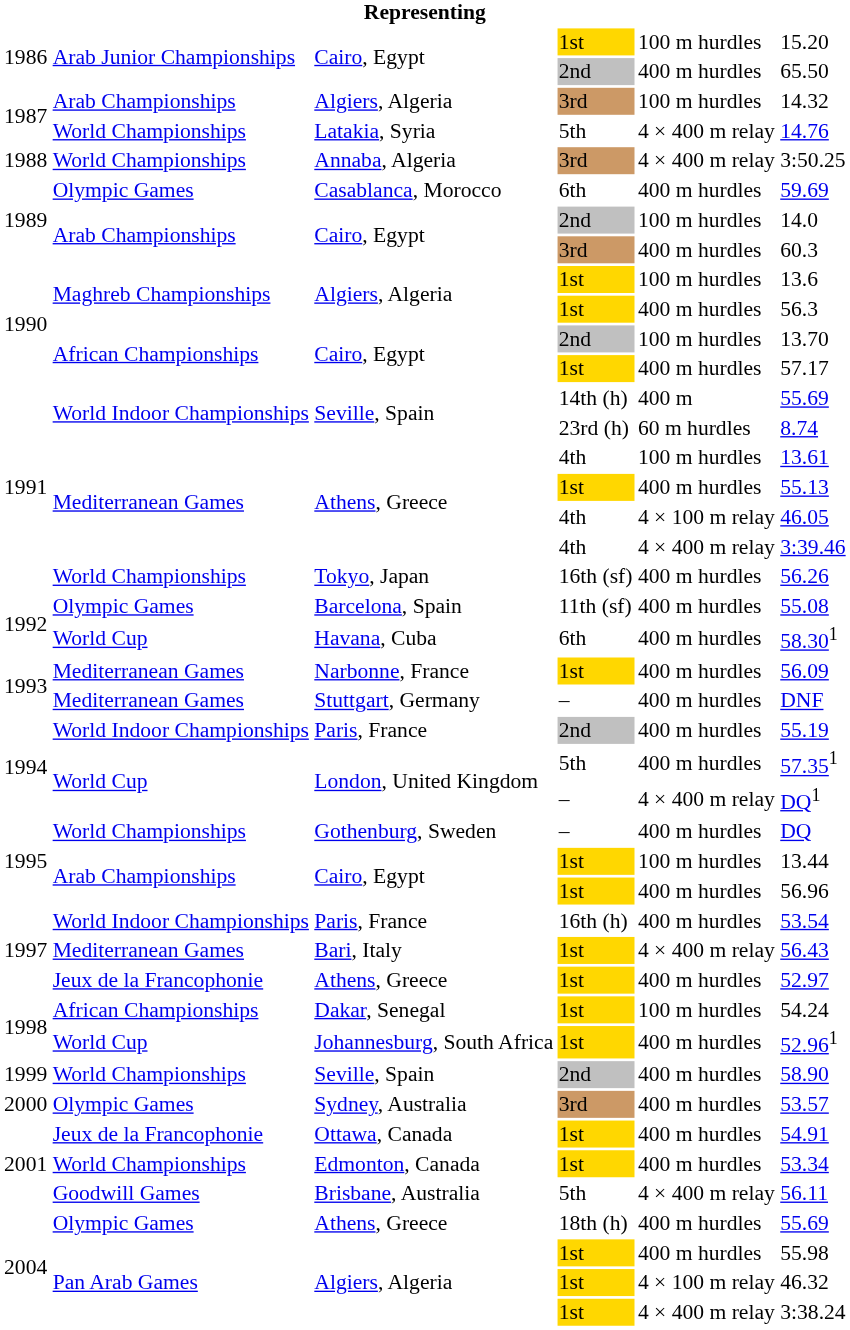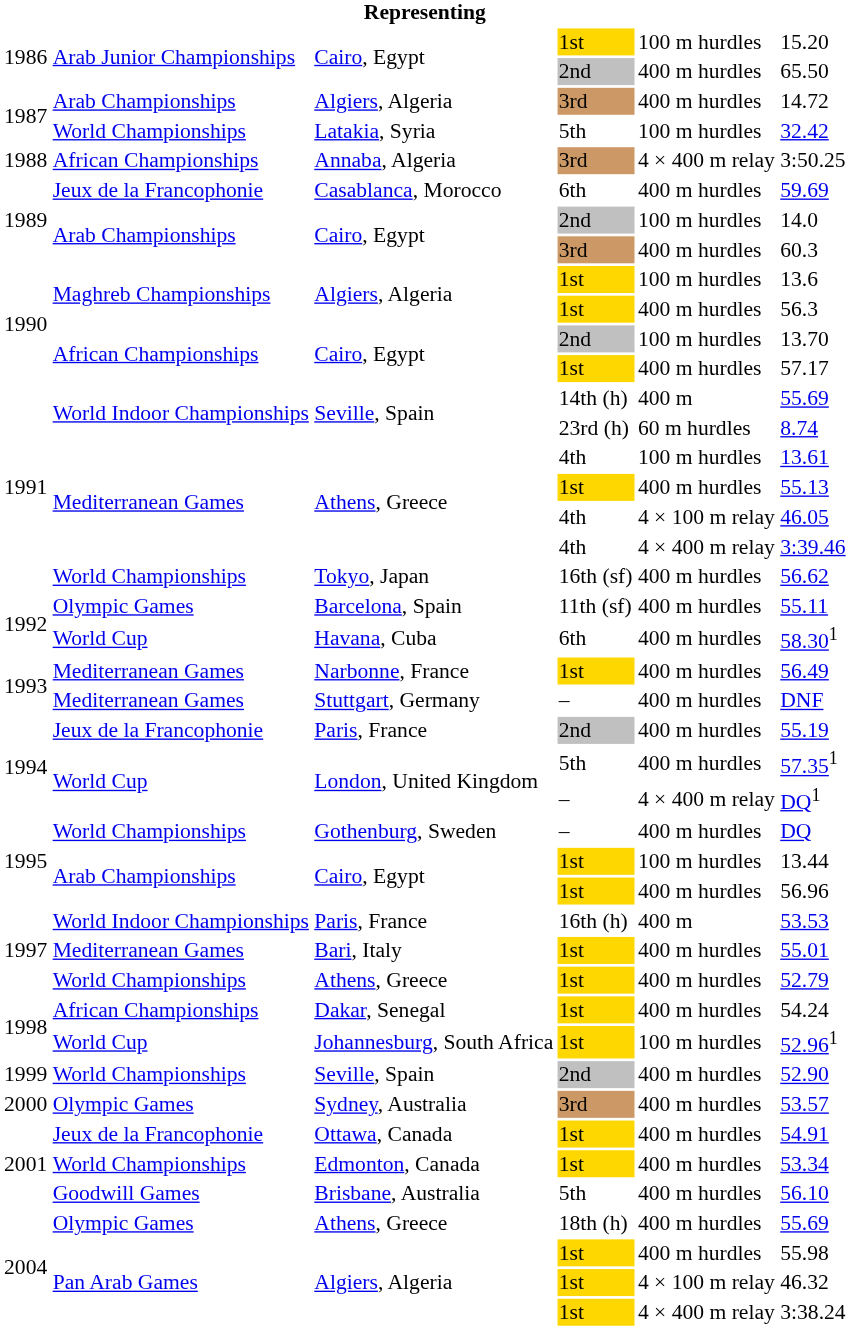(700, 101) 100 m hurdles -> (700, 101) 400 m hurdles
(805, 101) 14.32 -> (805, 101) 14.72
(706, 130) 4 × 400 m relay -> (700, 130) 100 m hurdles
(805, 130) 14.76 -> (805, 130) 32.42
(149, 160) World Championships -> (156, 160) African Championships
(123, 190) Olympic Games -> (158, 190) Jeux de la Francophonie
(805, 576) 56.26 -> (805, 576) 56.62
(805, 606) 55.08 -> (804, 606) 55.11
(805, 671) 56.09 -> (805, 671) 56.49
(181, 730) World Indoor Championships -> (158, 730) Jeux de la Francophonie
(700, 920) 400 m hurdles -> (665, 920) 400 m
(805, 920) 53.54 -> (805, 920) 53.53
(706, 950) 4 × 400 m relay -> (700, 950) 400 m hurdles
(805, 950) 56.43 -> (805, 950) 55.01
(158, 979) Jeux de la Francophonie -> (149, 979) World Championships
(805, 979) 52.97 -> (805, 979) 52.79
(700, 1009) 100 m hurdles -> (700, 1009) 400 m hurdles
(700, 1042) 400 m hurdles -> (700, 1042) 100 m hurdles
(805, 1074) 58.90 -> (805, 1074) 52.90
(706, 1193) 4 × 400 m relay -> (700, 1193) 400 m hurdles
(804, 1193) 56.11 -> (805, 1193) 56.10
